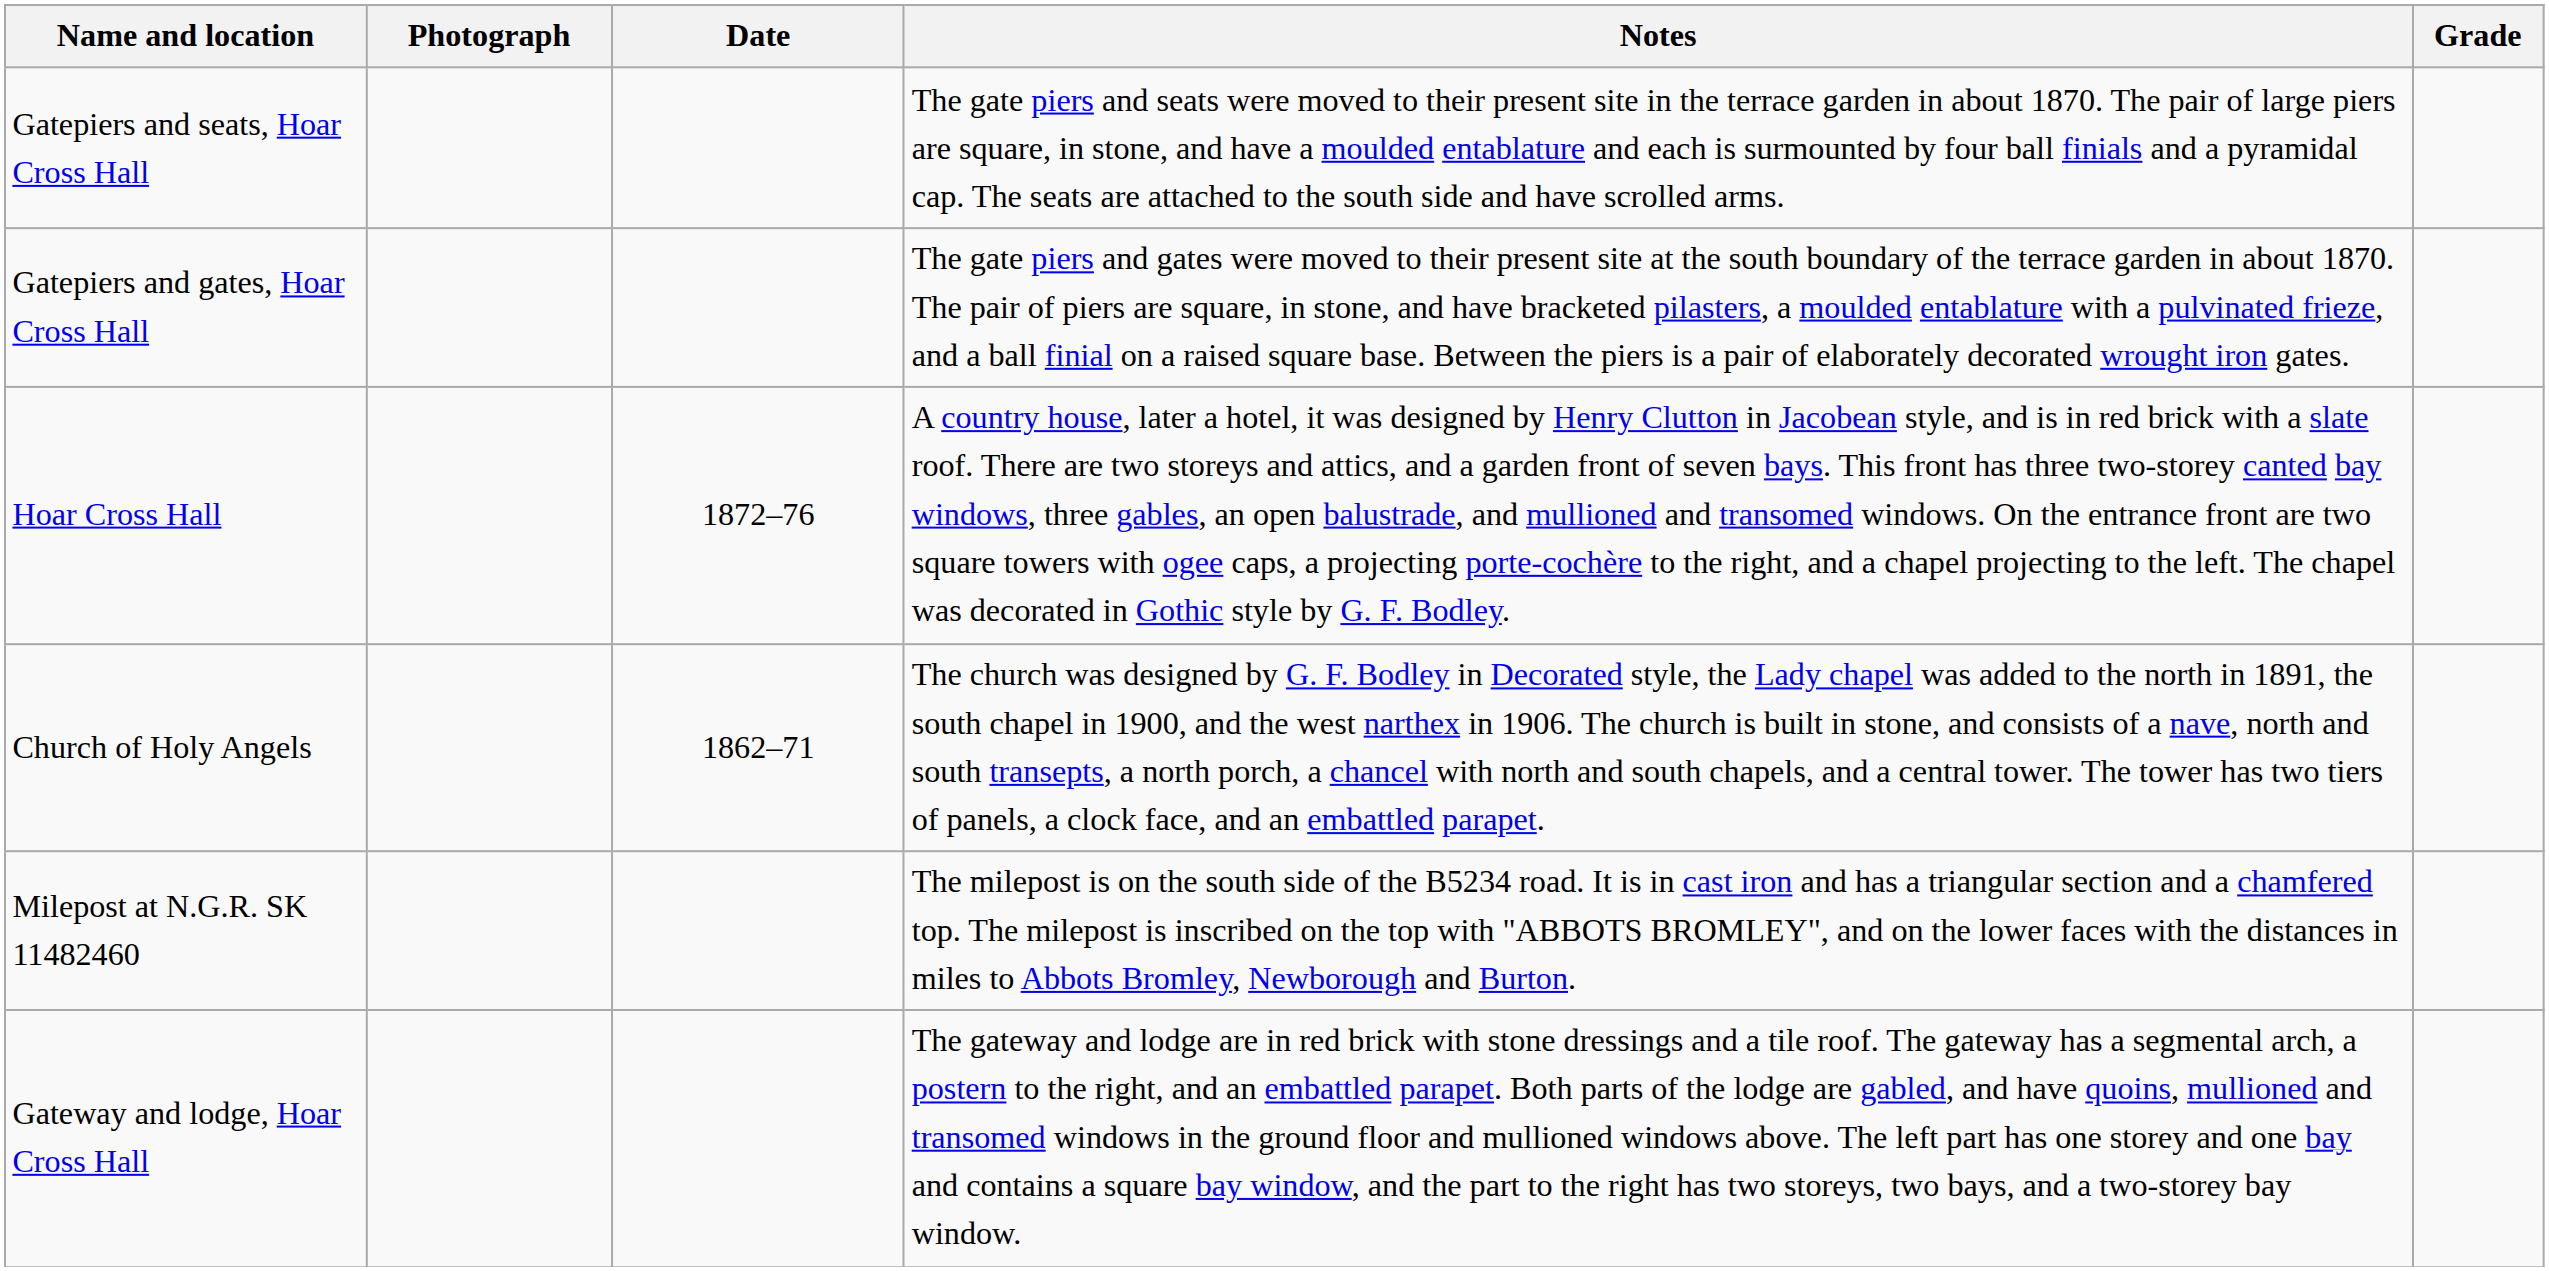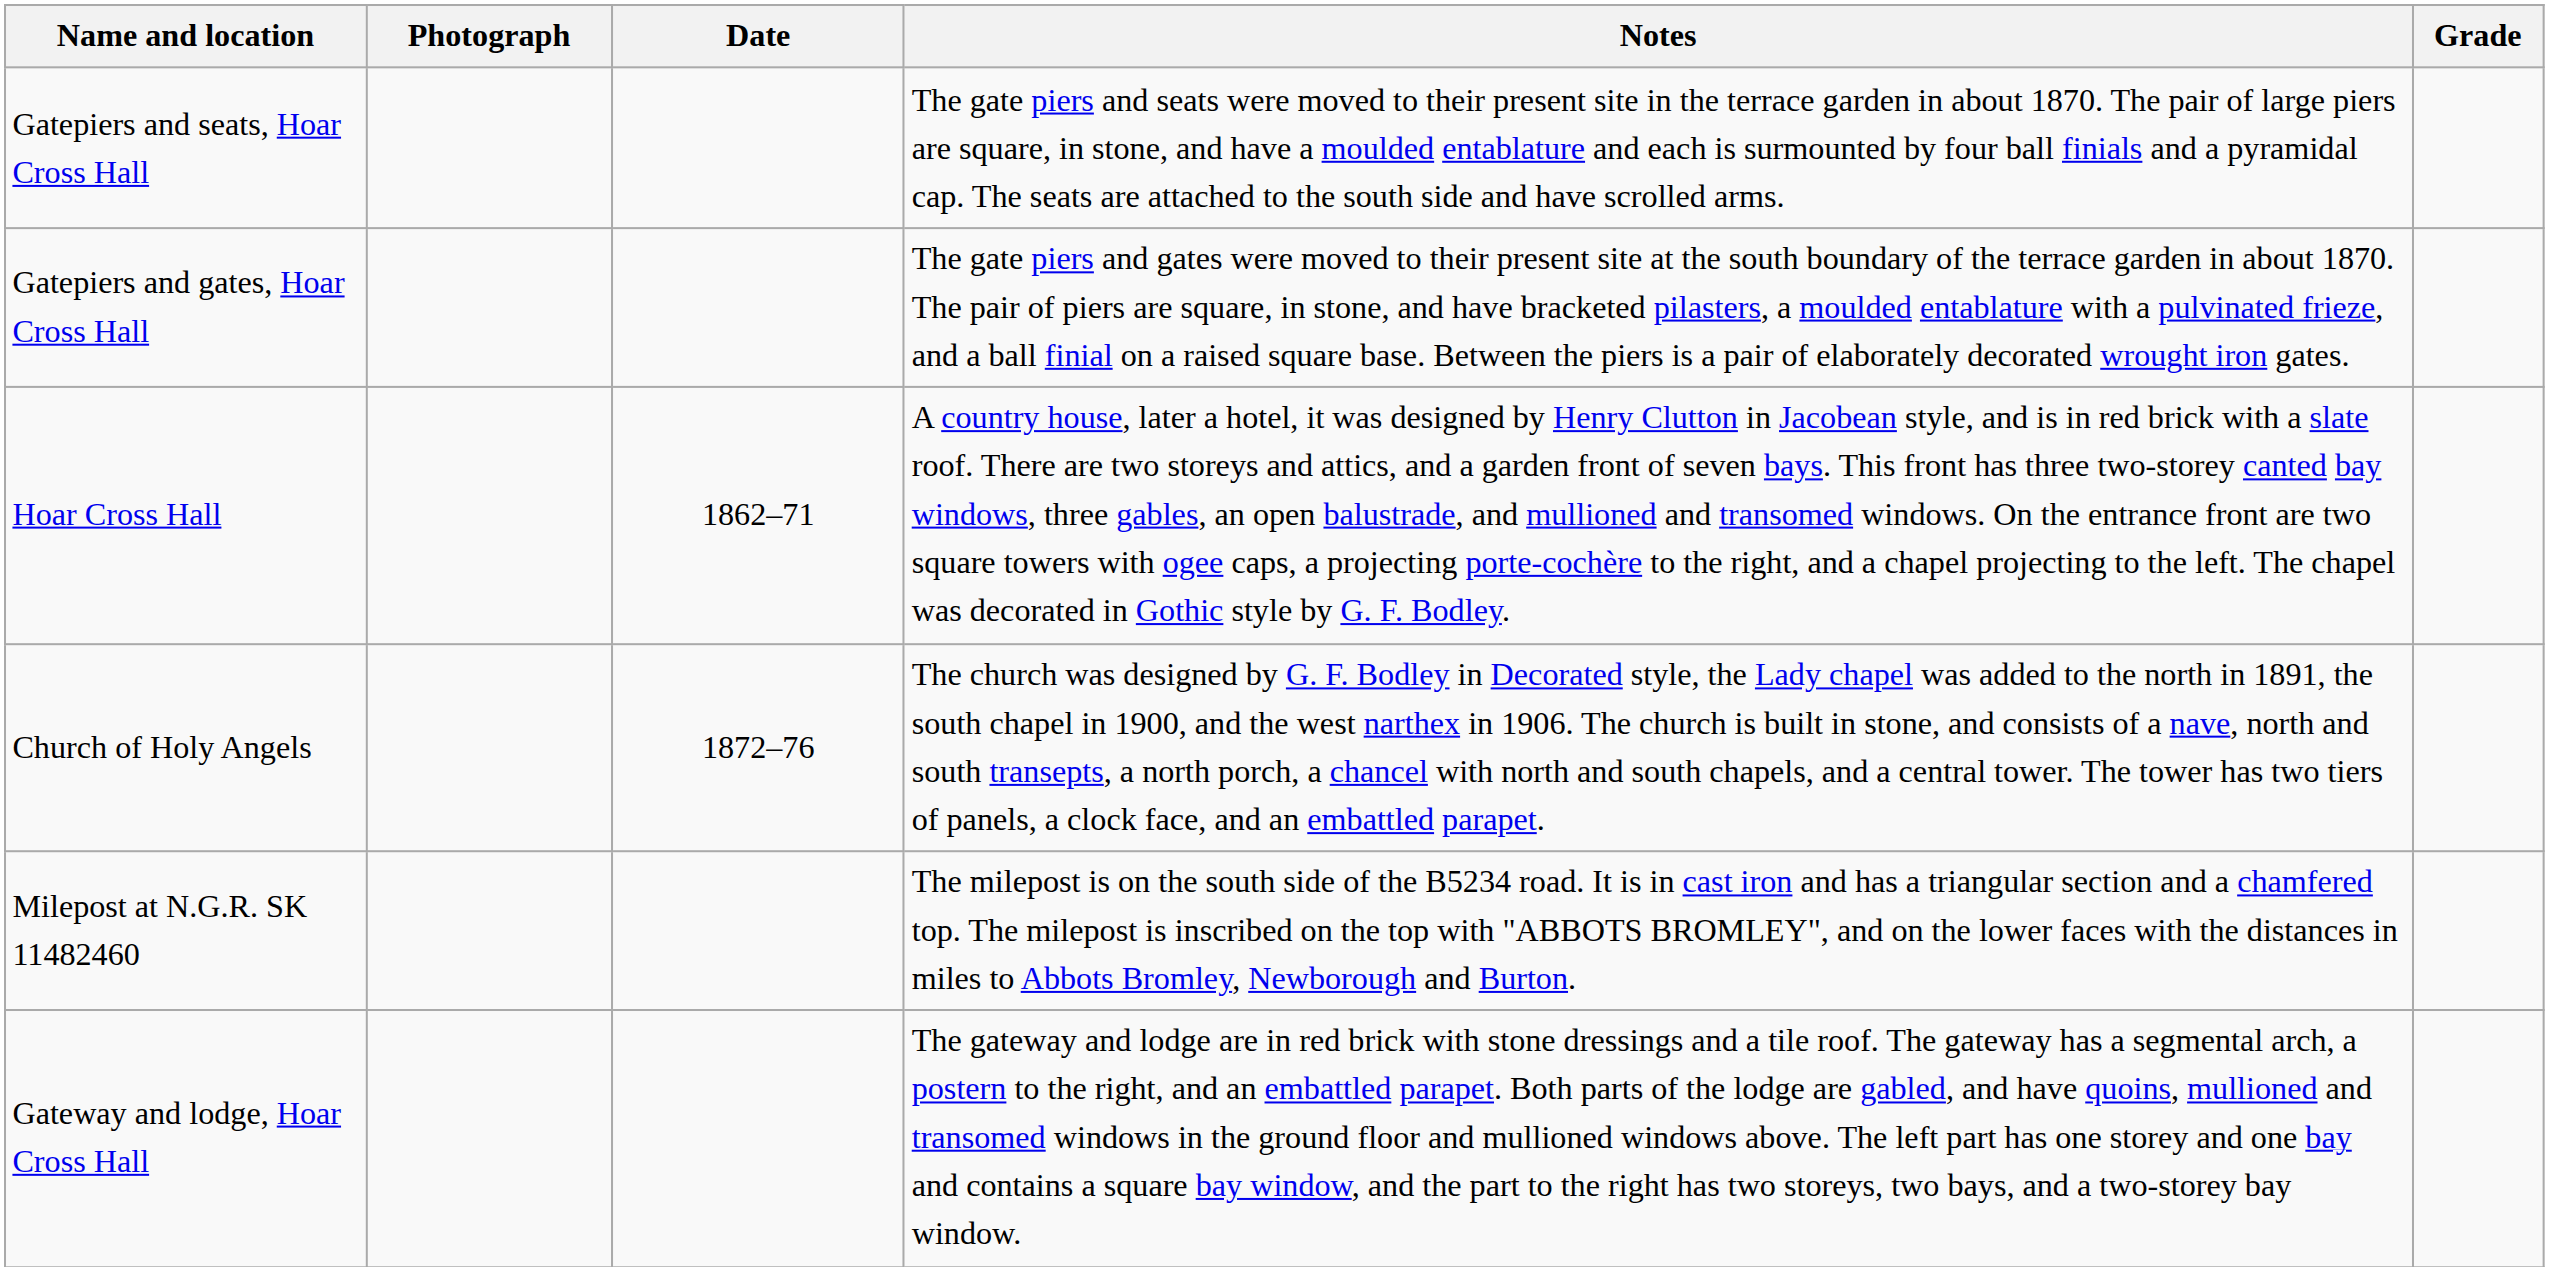(758, 514) 1872–76 -> (758, 514) 1862–71
(758, 746) 1862–71 -> (758, 746) 1872–76
